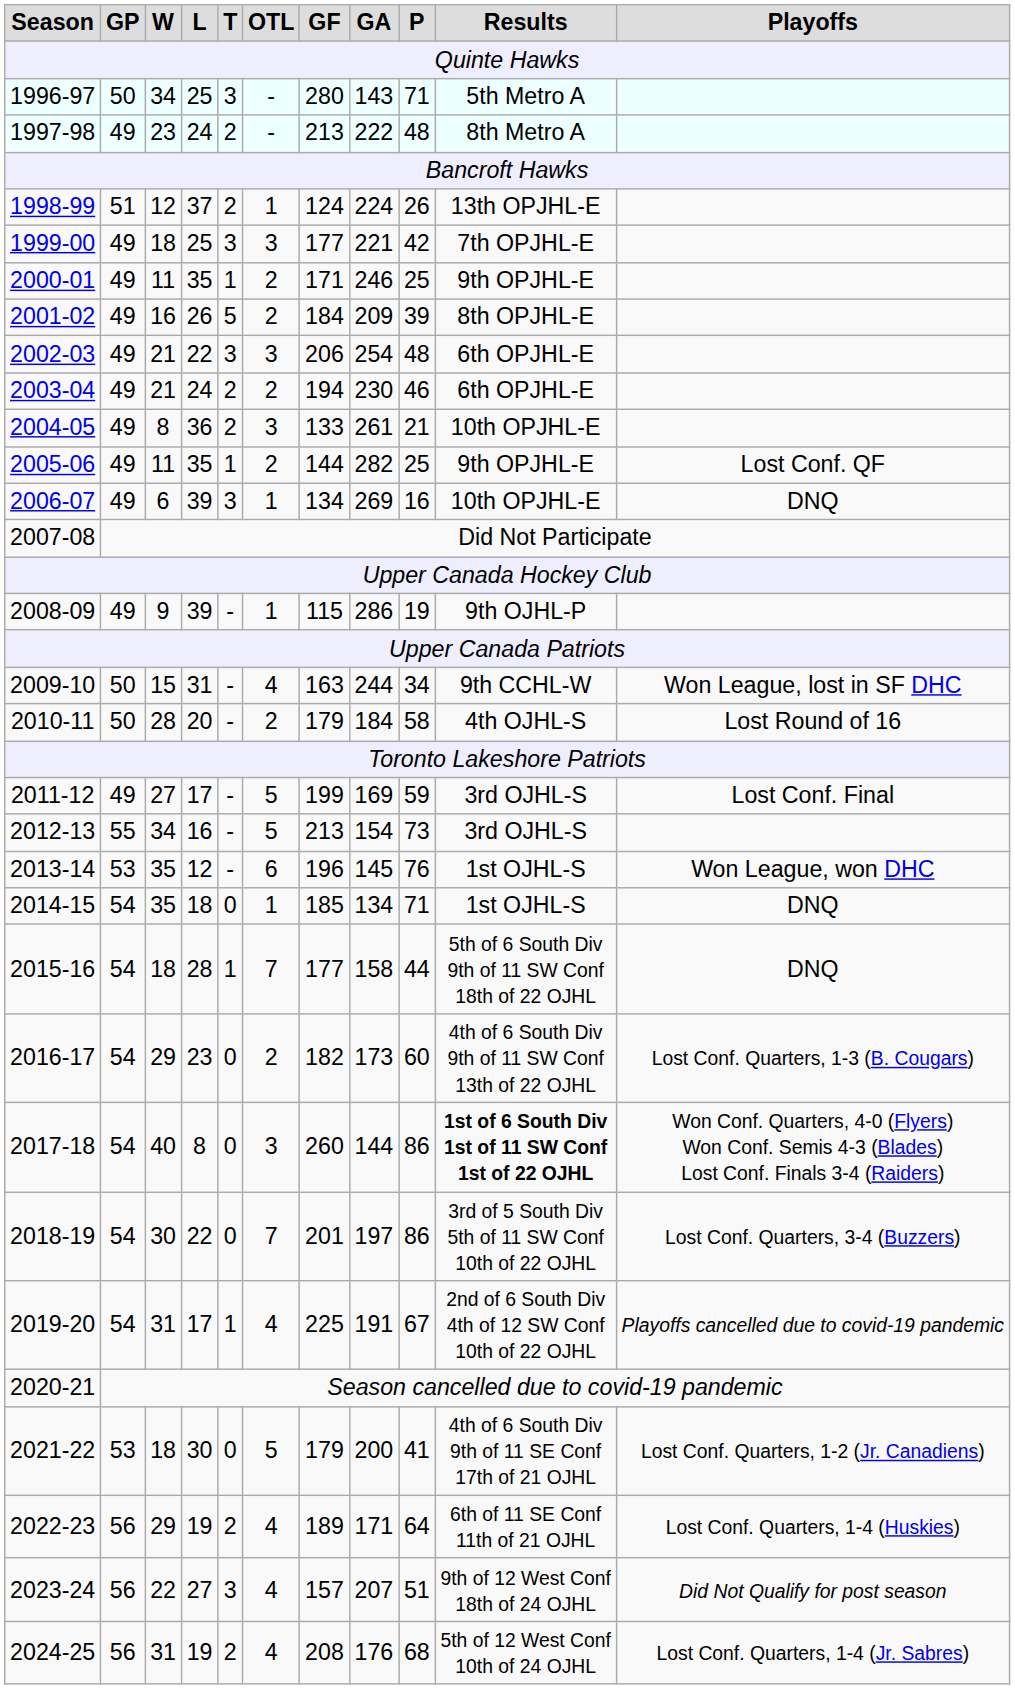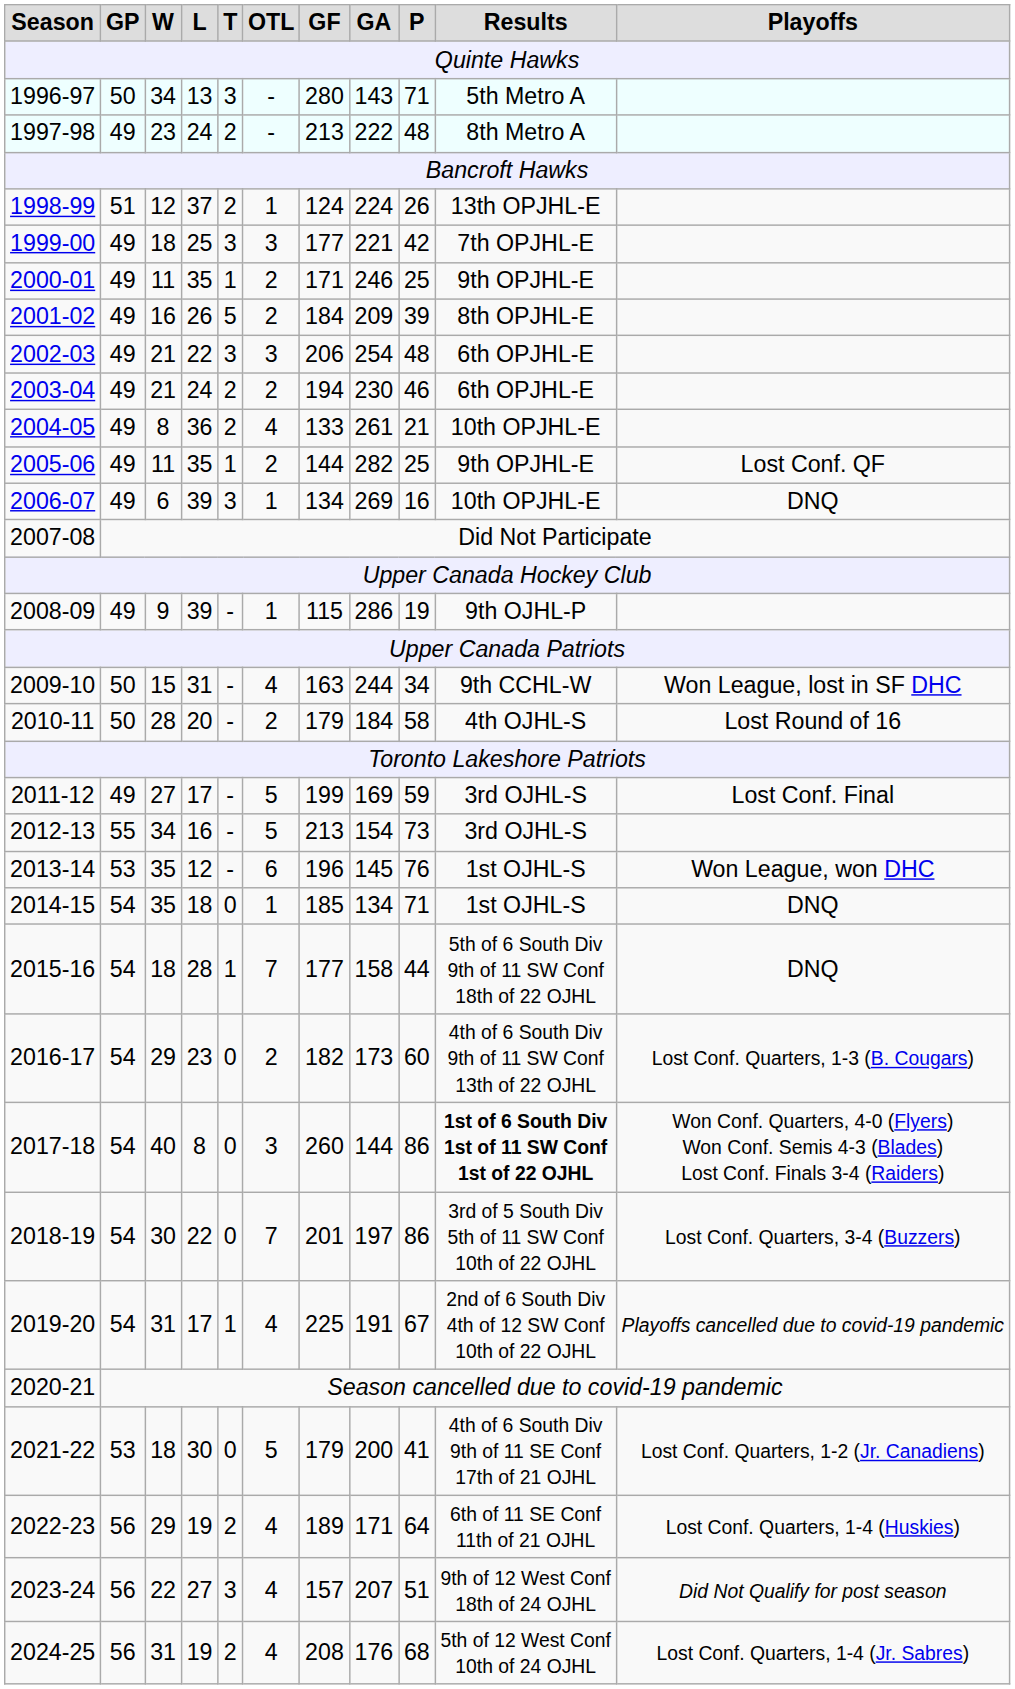(200, 96) 25 -> (200, 96) 13
(271, 427) 3 -> (271, 427) 4
